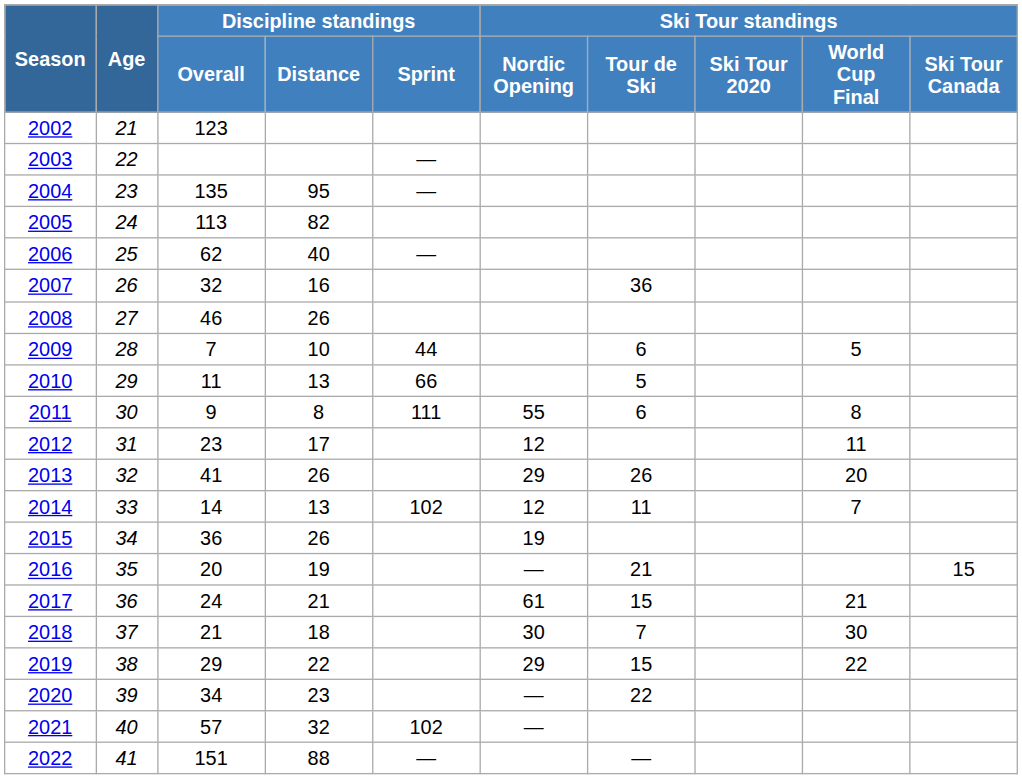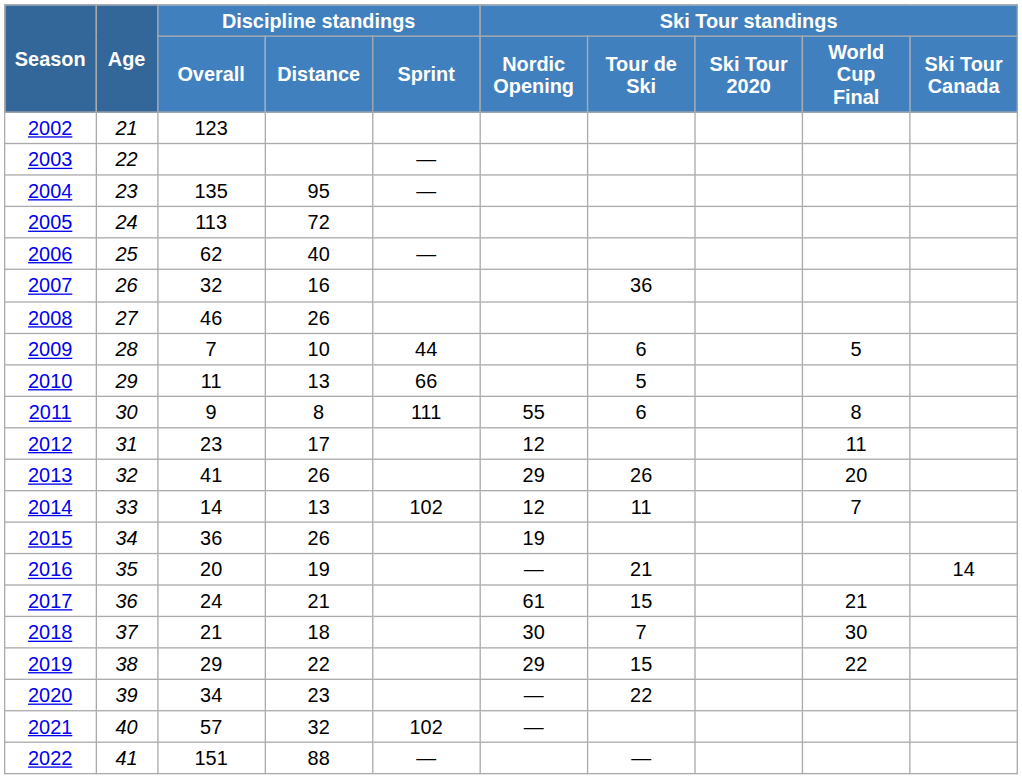(319, 223) 82 -> (319, 223) 72
(964, 569) 15 -> (964, 569) 14
